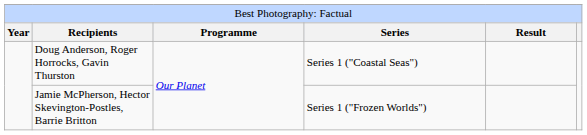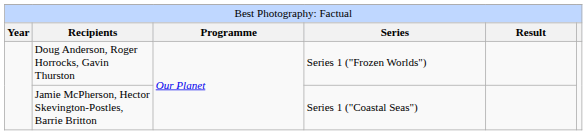(362, 63) Series 1 ("Coastal Seas") -> (367, 63) Series 1 ("Frozen Worlds")
(367, 108) Series 1 ("Frozen Worlds") -> (362, 108) Series 1 ("Coastal Seas")
